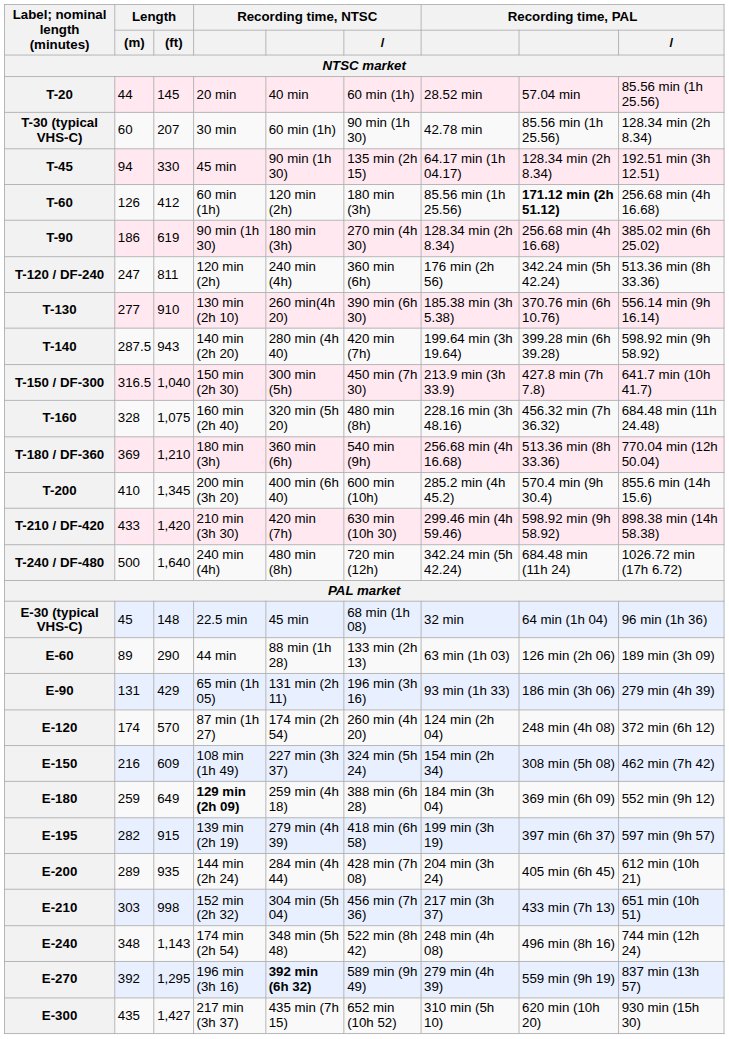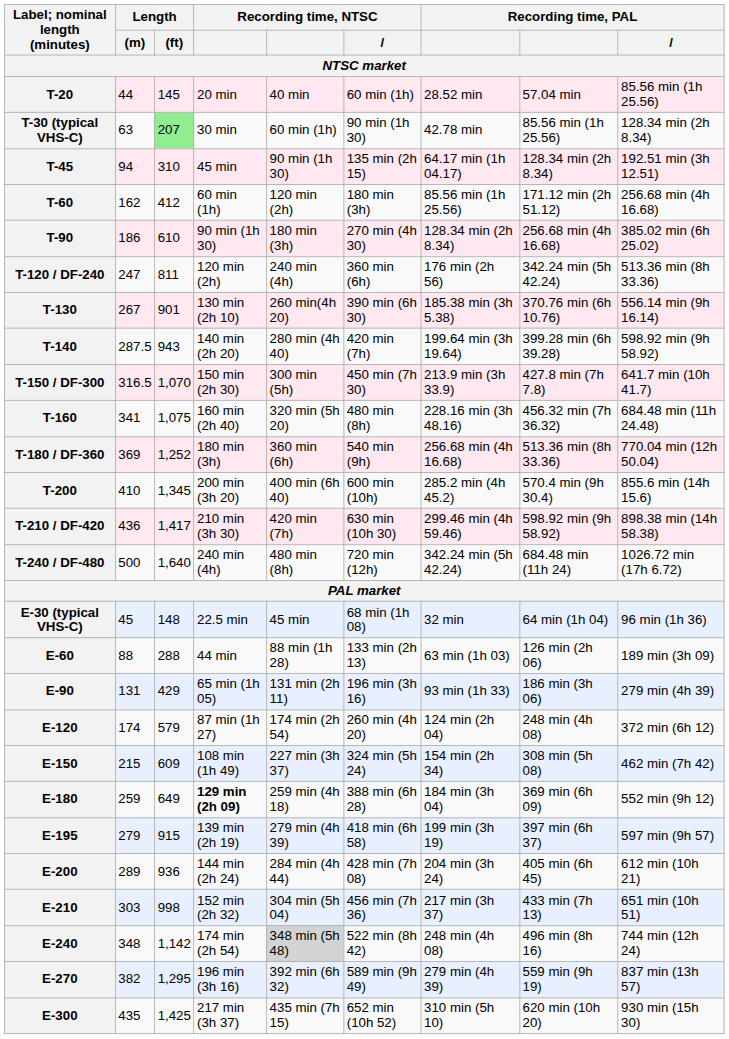(125, 130) 60 -> (126, 130) 63
(168, 130) no background -> (169, 130) lightgreen background
(168, 166) 330 -> (169, 166) 310
(129, 202) 126 -> (129, 202) 162
(568, 202) bold -> (567, 202) normal
(168, 238) 619 -> (169, 238) 610
(129, 310) 277 -> (129, 310) 267
(168, 310) 910 -> (169, 310) 901
(174, 382) 1,040 -> (174, 382) 1,070
(129, 418) 328 -> (129, 418) 341
(174, 454) 1,210 -> (174, 454) 1,252
(129, 526) 433 -> (129, 526) 436
(174, 526) 1,420 -> (174, 526) 1,417
(125, 655) 89 -> (126, 655) 88
(168, 655) 290 -> (169, 655) 288
(168, 727) 570 -> (169, 727) 579
(129, 763) 216 -> (129, 763) 215
(129, 835) 282 -> (129, 835) 279
(168, 871) 935 -> (169, 871) 936
(174, 943) 1,143 -> (174, 943) 1,142
(304, 943) no background -> (305, 943) lightgrey background
(129, 979) 392 -> (129, 979) 382
(293, 979) bold -> (305, 979) normal
(174, 1015) 1,427 -> (174, 1015) 1,425
